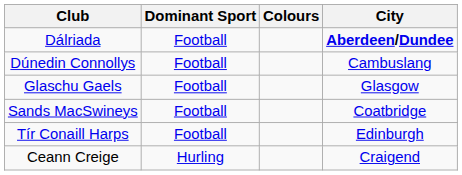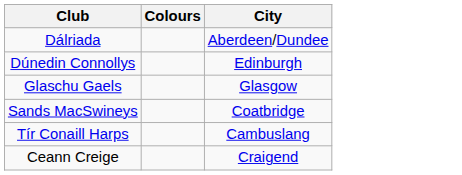- column: (200, 16)
(390, 39) bold -> (268, 39) normal
(390, 63) Cambuslang -> (268, 63) Edinburgh
(390, 134) Edinburgh -> (268, 134) Cambuslang
